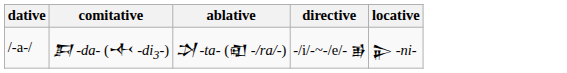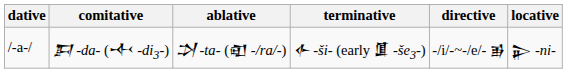+ column: (359, 16)
